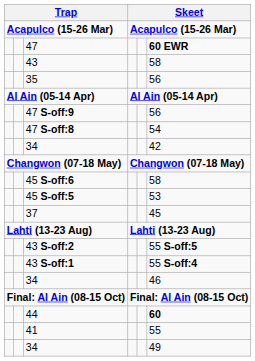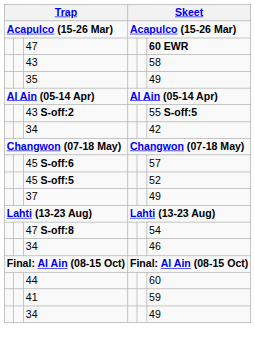(155, 79) 56 -> (155, 79) 49
- row: (9, 113)
rows swapped: (9, 130) <-> (9, 247)
(155, 180) 58 -> (155, 163) 57
(155, 197) 53 -> (155, 180) 52
(155, 213) 45 -> (155, 197) 49
- row: (9, 264)
(155, 314) bold -> (155, 280) normal
(155, 331) 55 -> (155, 297) 59
